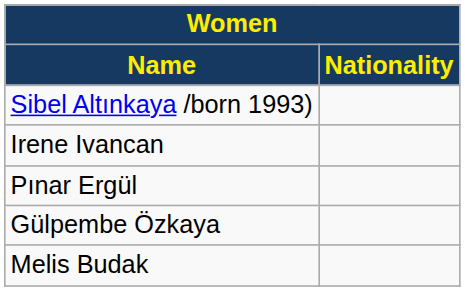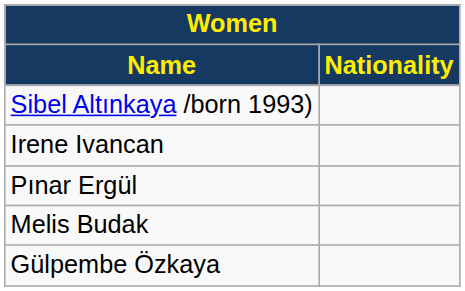rows swapped: (79, 265) <-> (115, 225)
